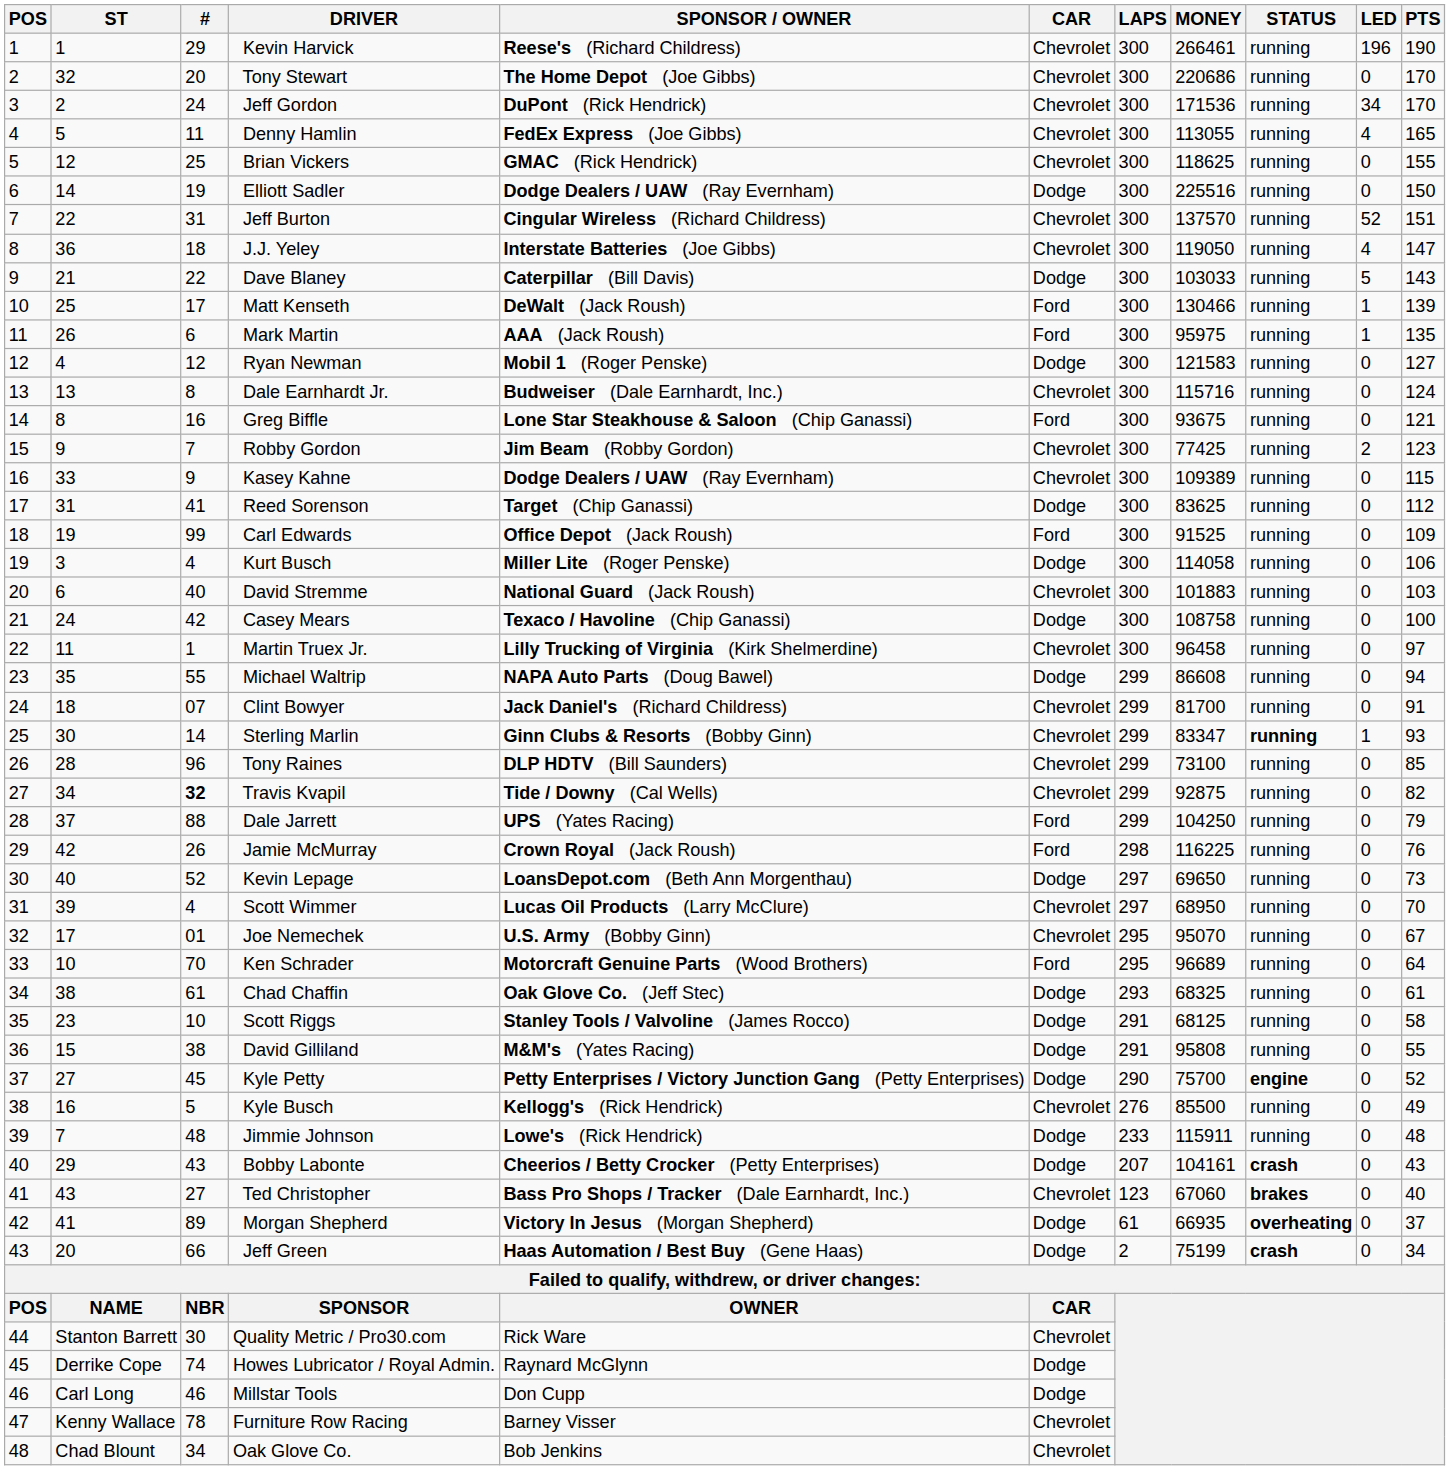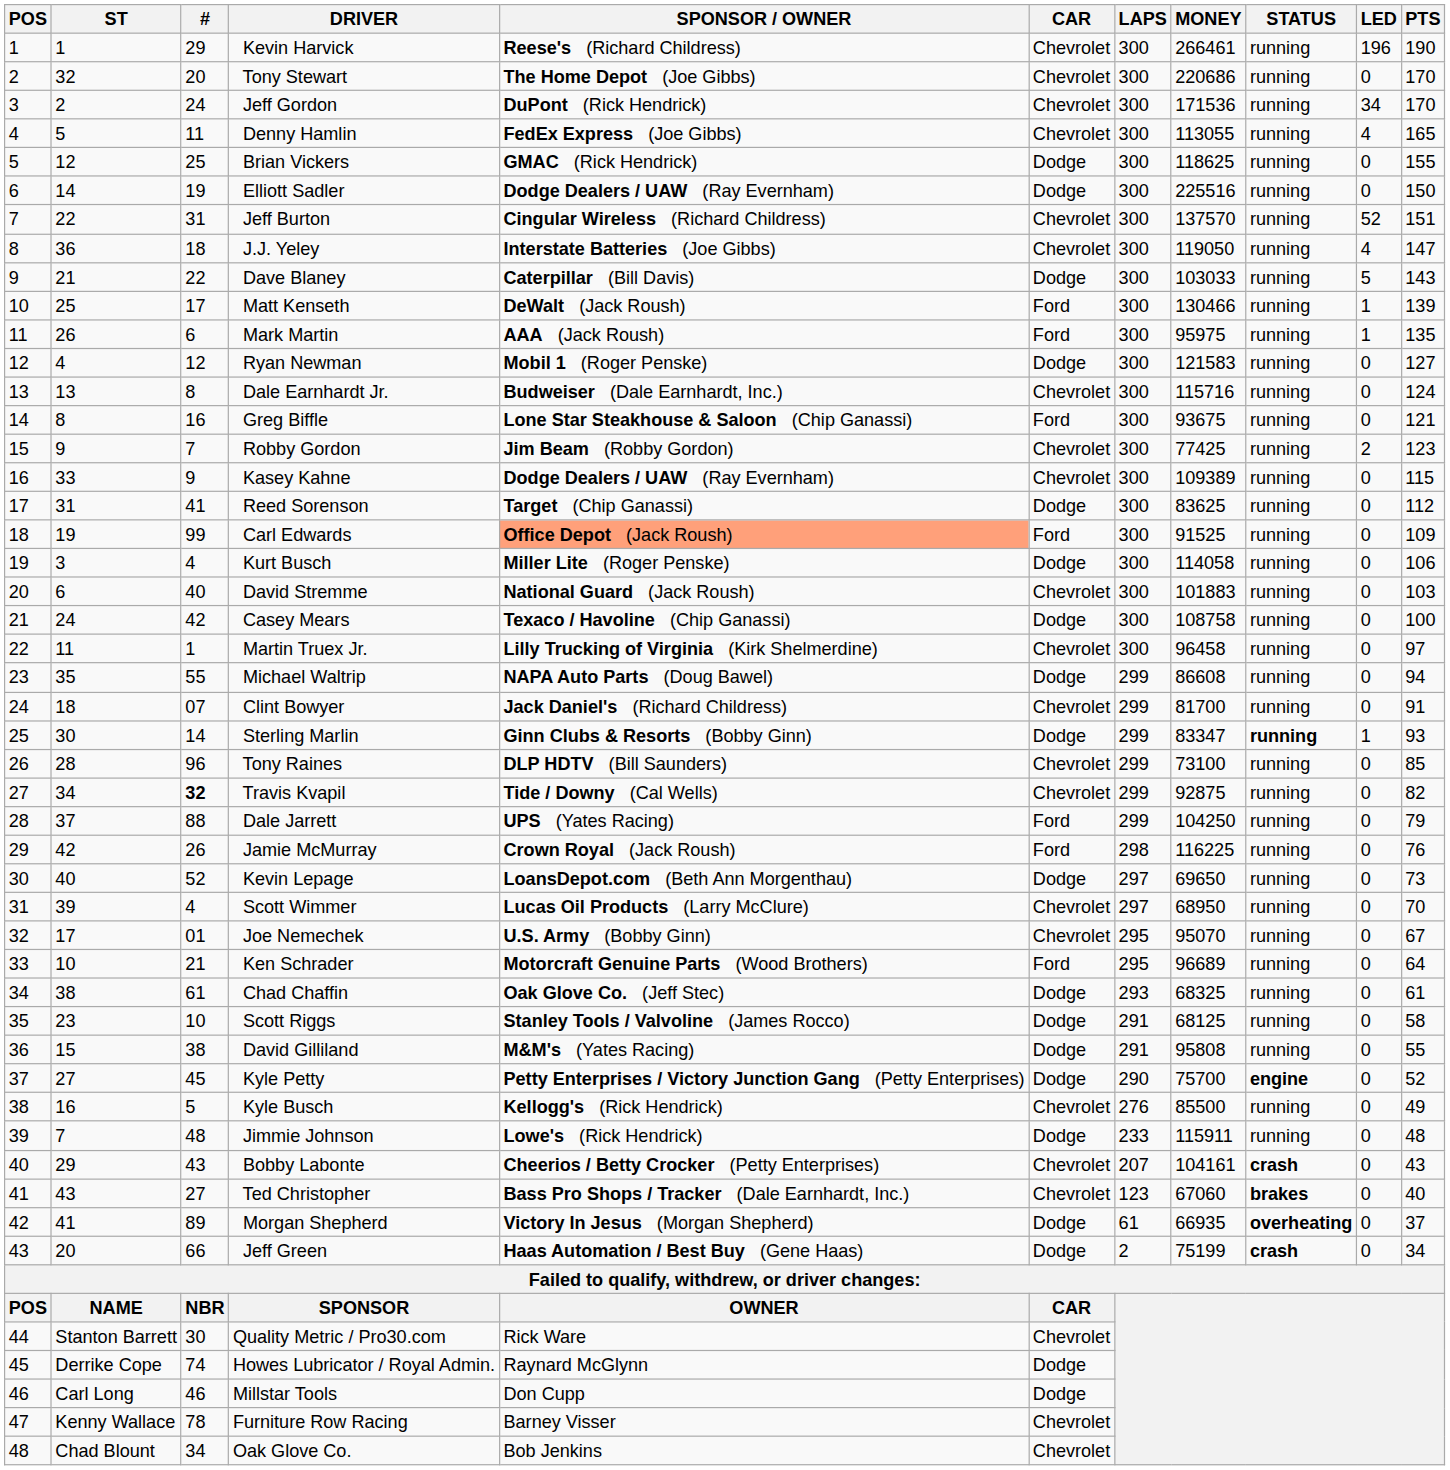(1072, 162) Chevrolet -> (1059, 162) Dodge
(618, 535) no background -> (618, 535) lightsalmon background
(1072, 735) Chevrolet -> (1059, 735) Dodge
(195, 964) 70 -> (195, 964) 21
(1059, 1164) Dodge -> (1072, 1164) Chevrolet
